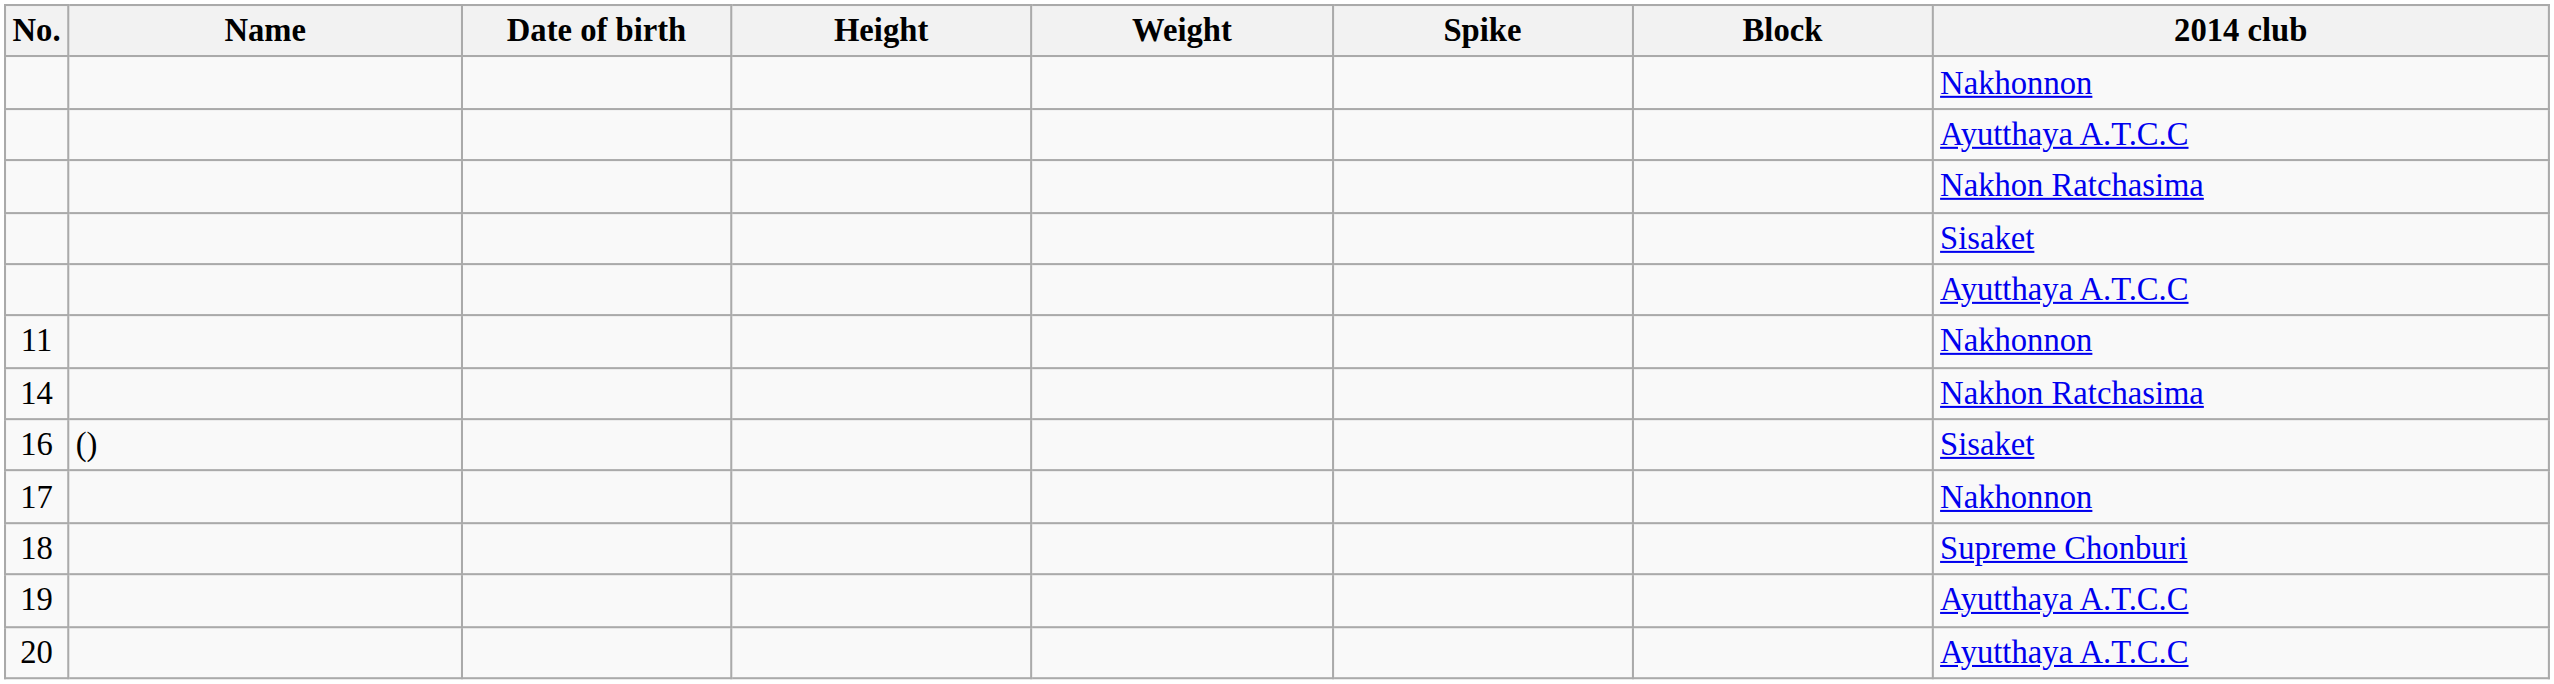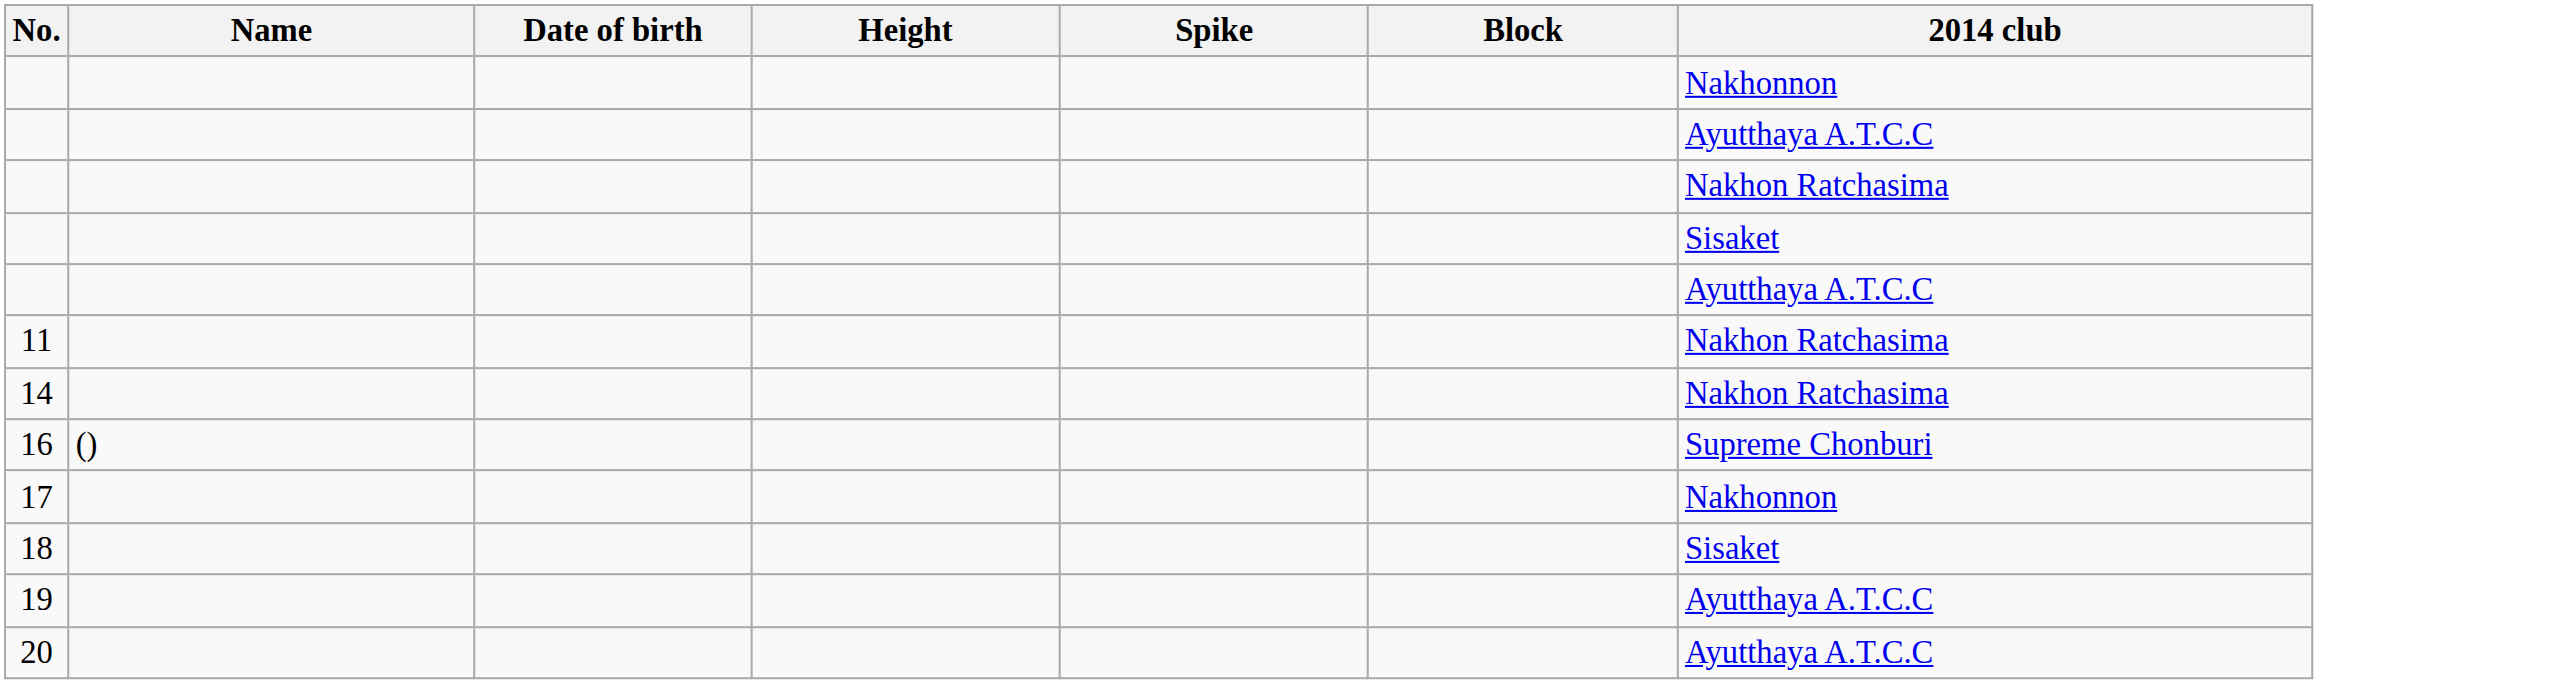- column: (1182, 30)
(2016, 340) Nakhonnon -> (1817, 340) Nakhon Ratchasima
(1987, 444) Sisaket -> (1809, 444) Supreme Chonburi
(2064, 548) Supreme Chonburi -> (1732, 548) Sisaket
